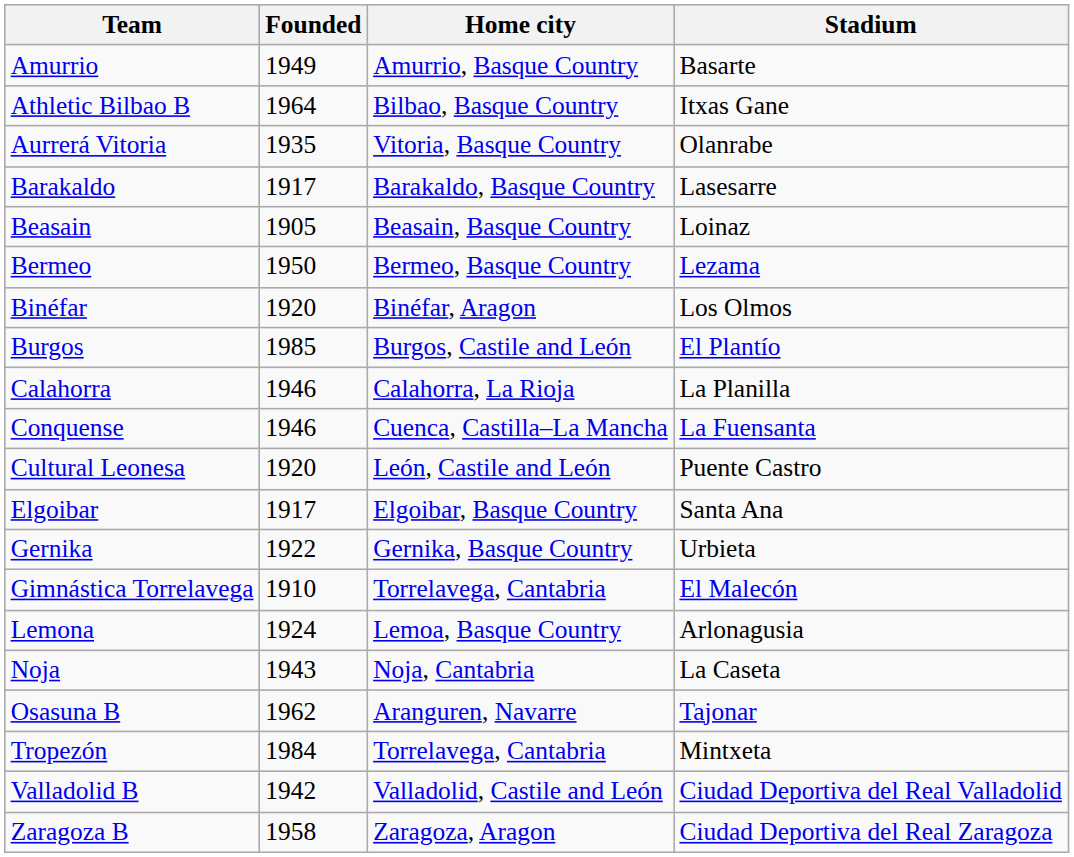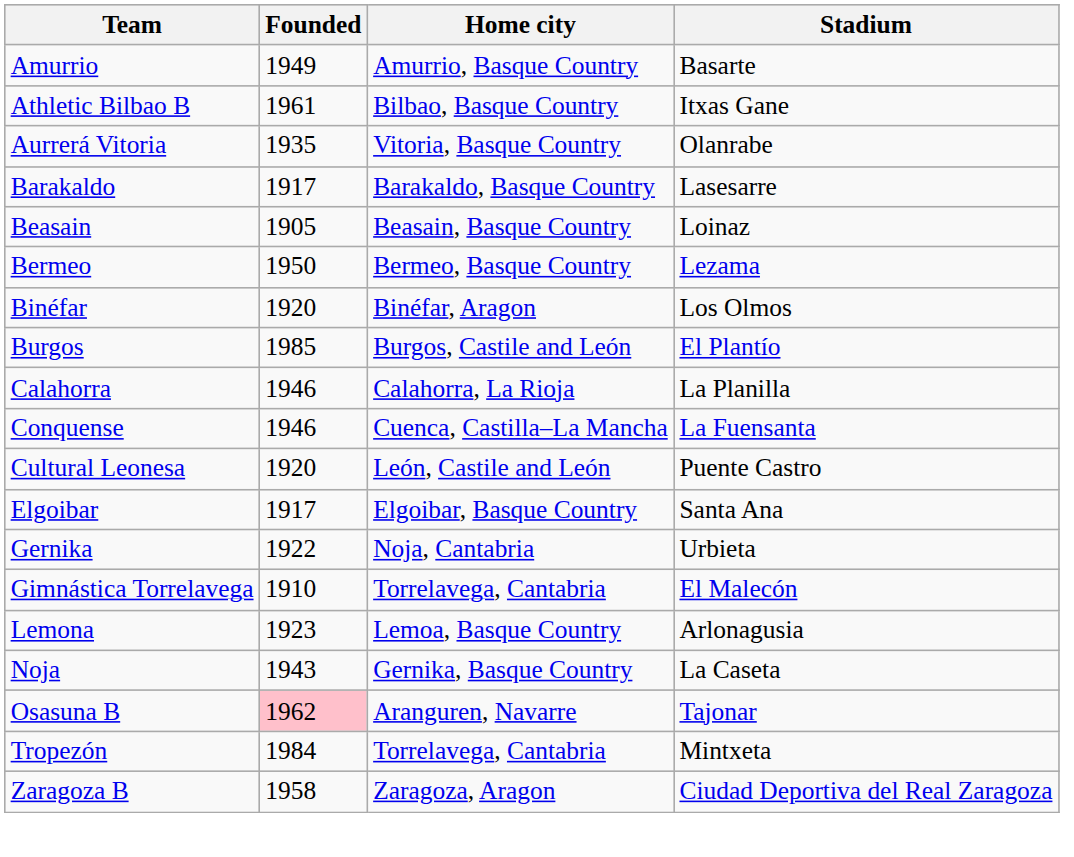(291, 105) 1964 -> (291, 105) 1961
(503, 549) Gernika, Basque Country -> (454, 549) Noja, Cantabria
(291, 629) 1924 -> (291, 629) 1923
(454, 670) Noja, Cantabria -> (503, 670) Gernika, Basque Country
(291, 710) no background -> (291, 710) pink background
- row: (75, 791)
